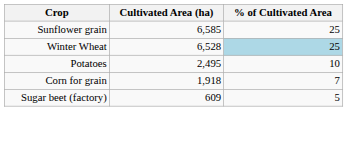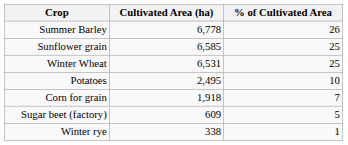+ row: (73, 30)
(209, 47) 6,528 -> (209, 64) 6,531
(335, 47) lightblue background -> (335, 64) no background
+ row: (84, 132)
